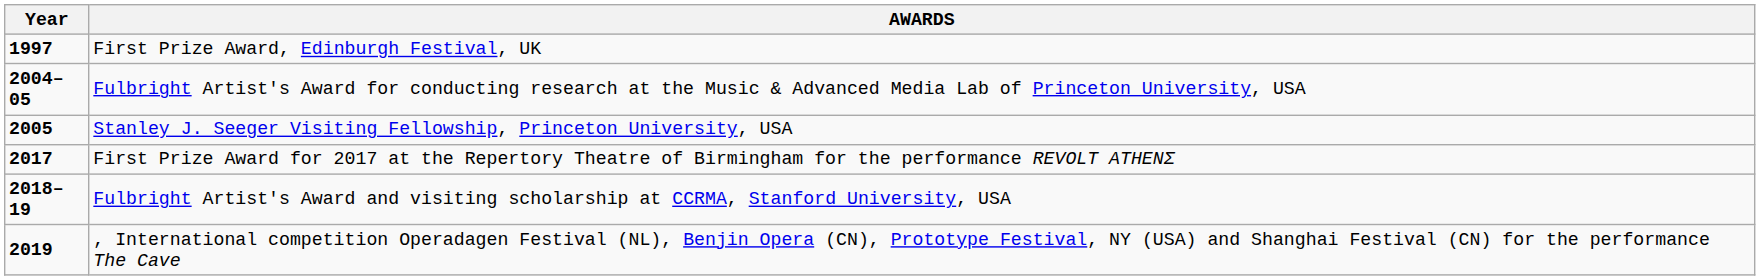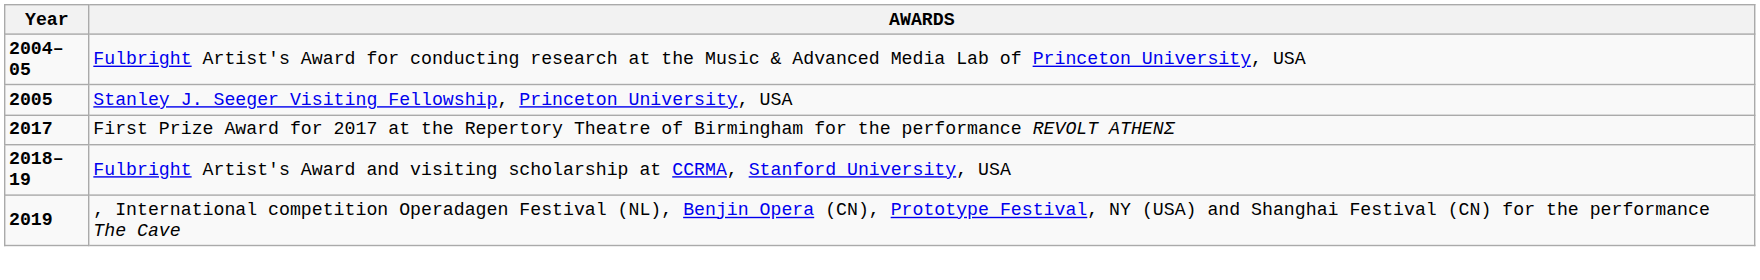- row: (317, 49)
